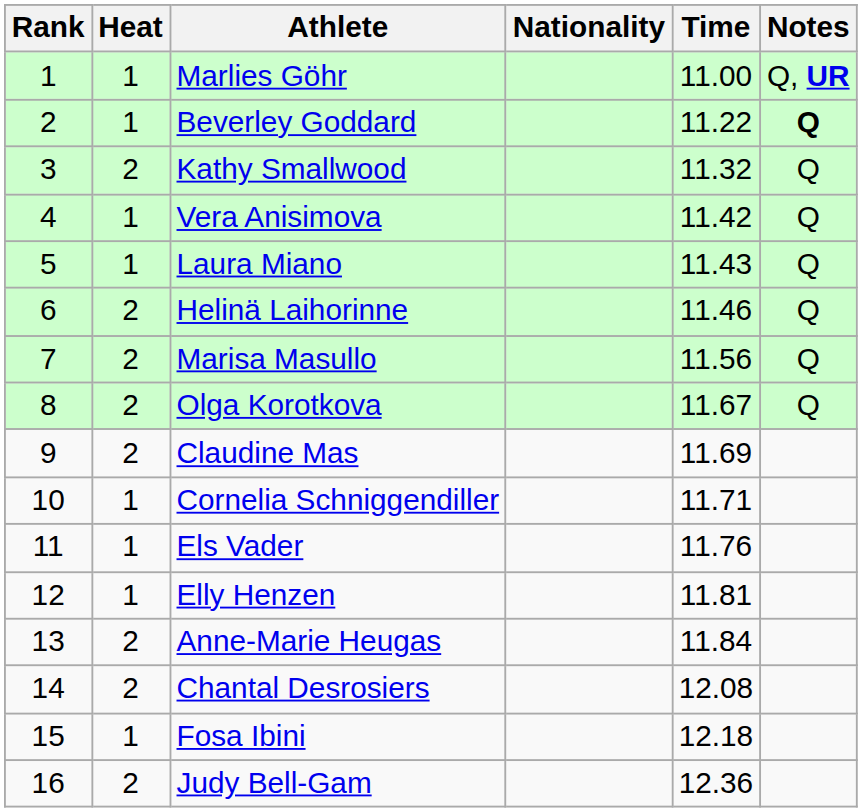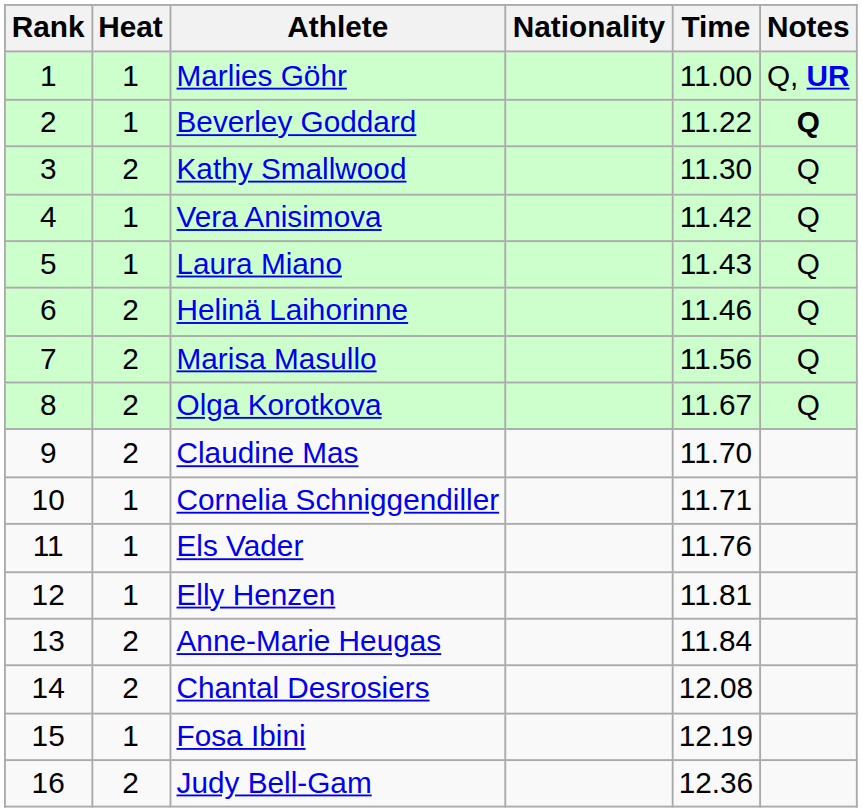(716, 169) 11.32 -> (716, 169) 11.30
(716, 452) 11.69 -> (716, 452) 11.70
(716, 736) 12.18 -> (716, 736) 12.19
